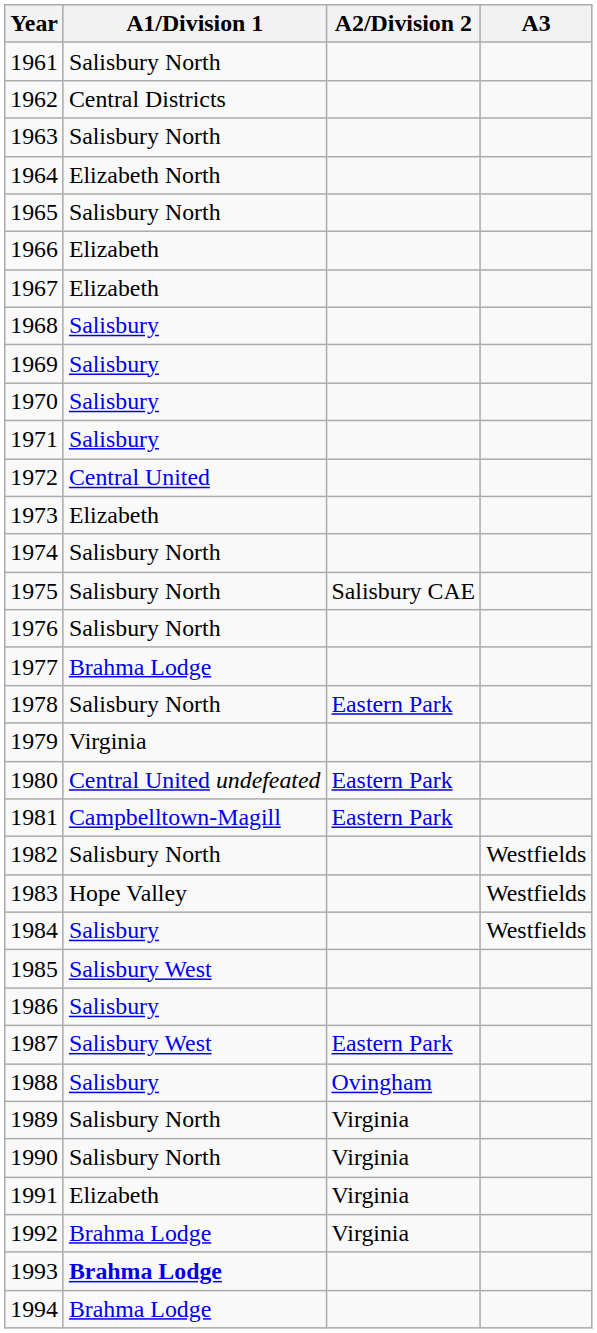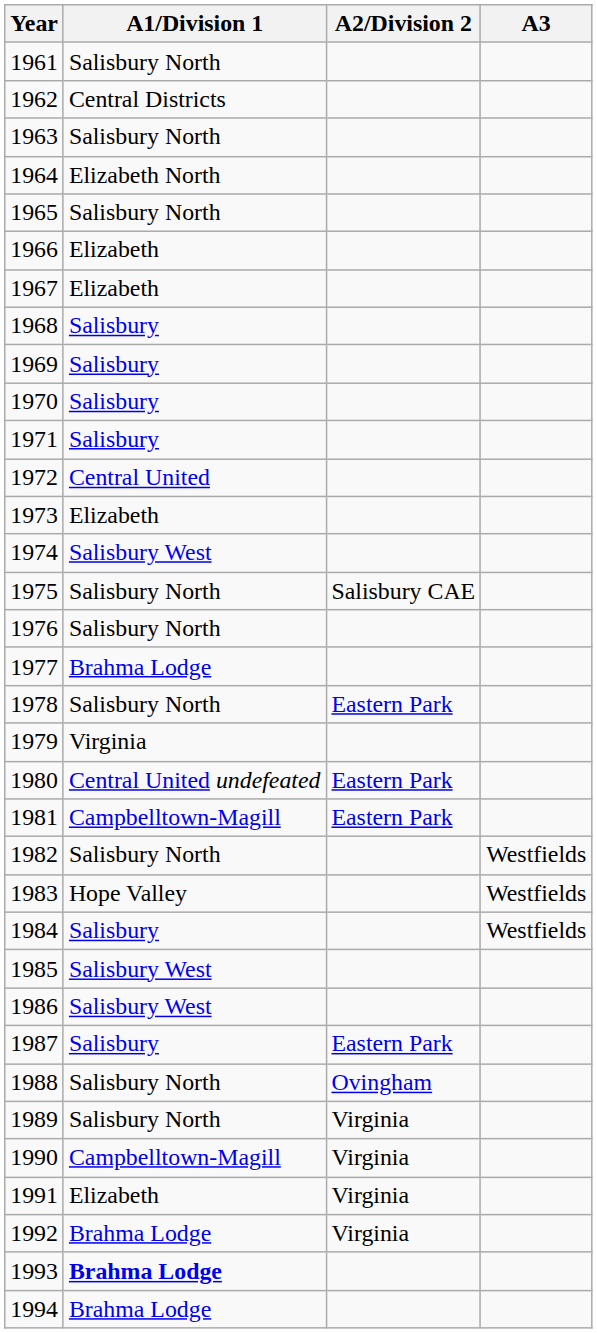(145, 552) Salisbury North -> (140, 552) Salisbury West
(114, 1006) Salisbury -> (140, 1006) Salisbury West
(140, 1044) Salisbury West -> (114, 1044) Salisbury
(114, 1082) Salisbury -> (145, 1082) Salisbury North
(145, 1157) Salisbury North -> (175, 1157) Campbelltown-Magill
